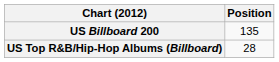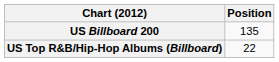(249, 48) 28 -> (249, 48) 22
